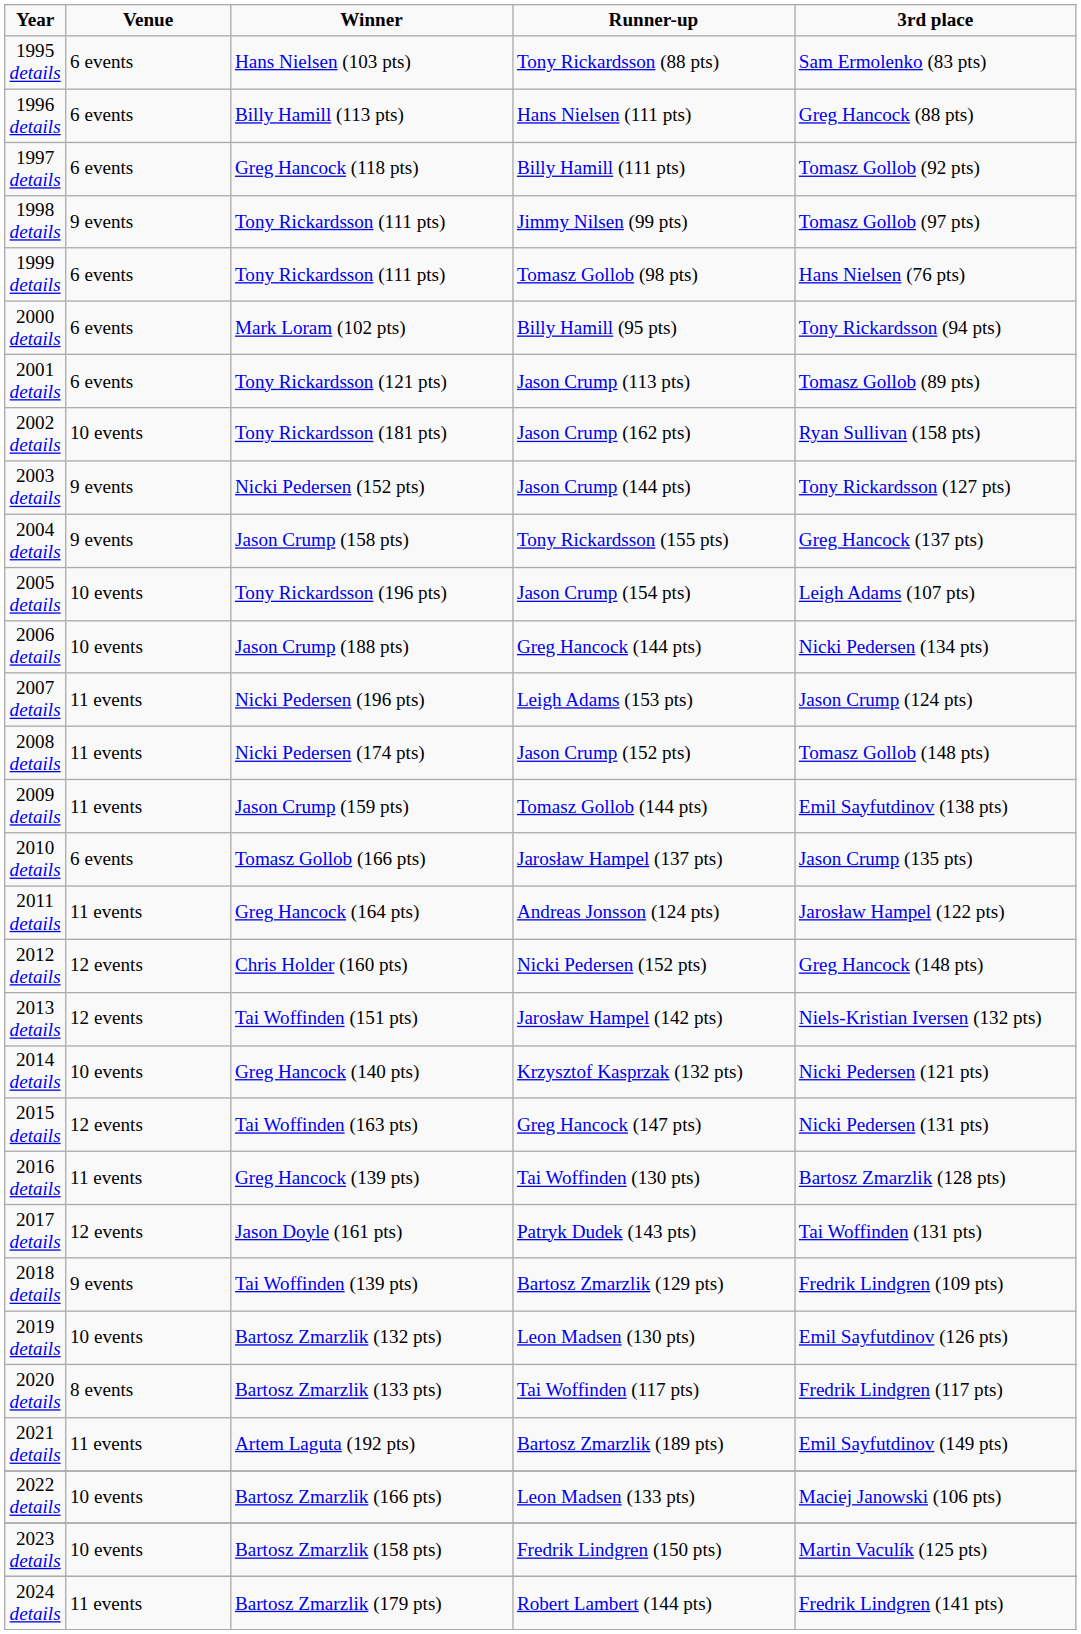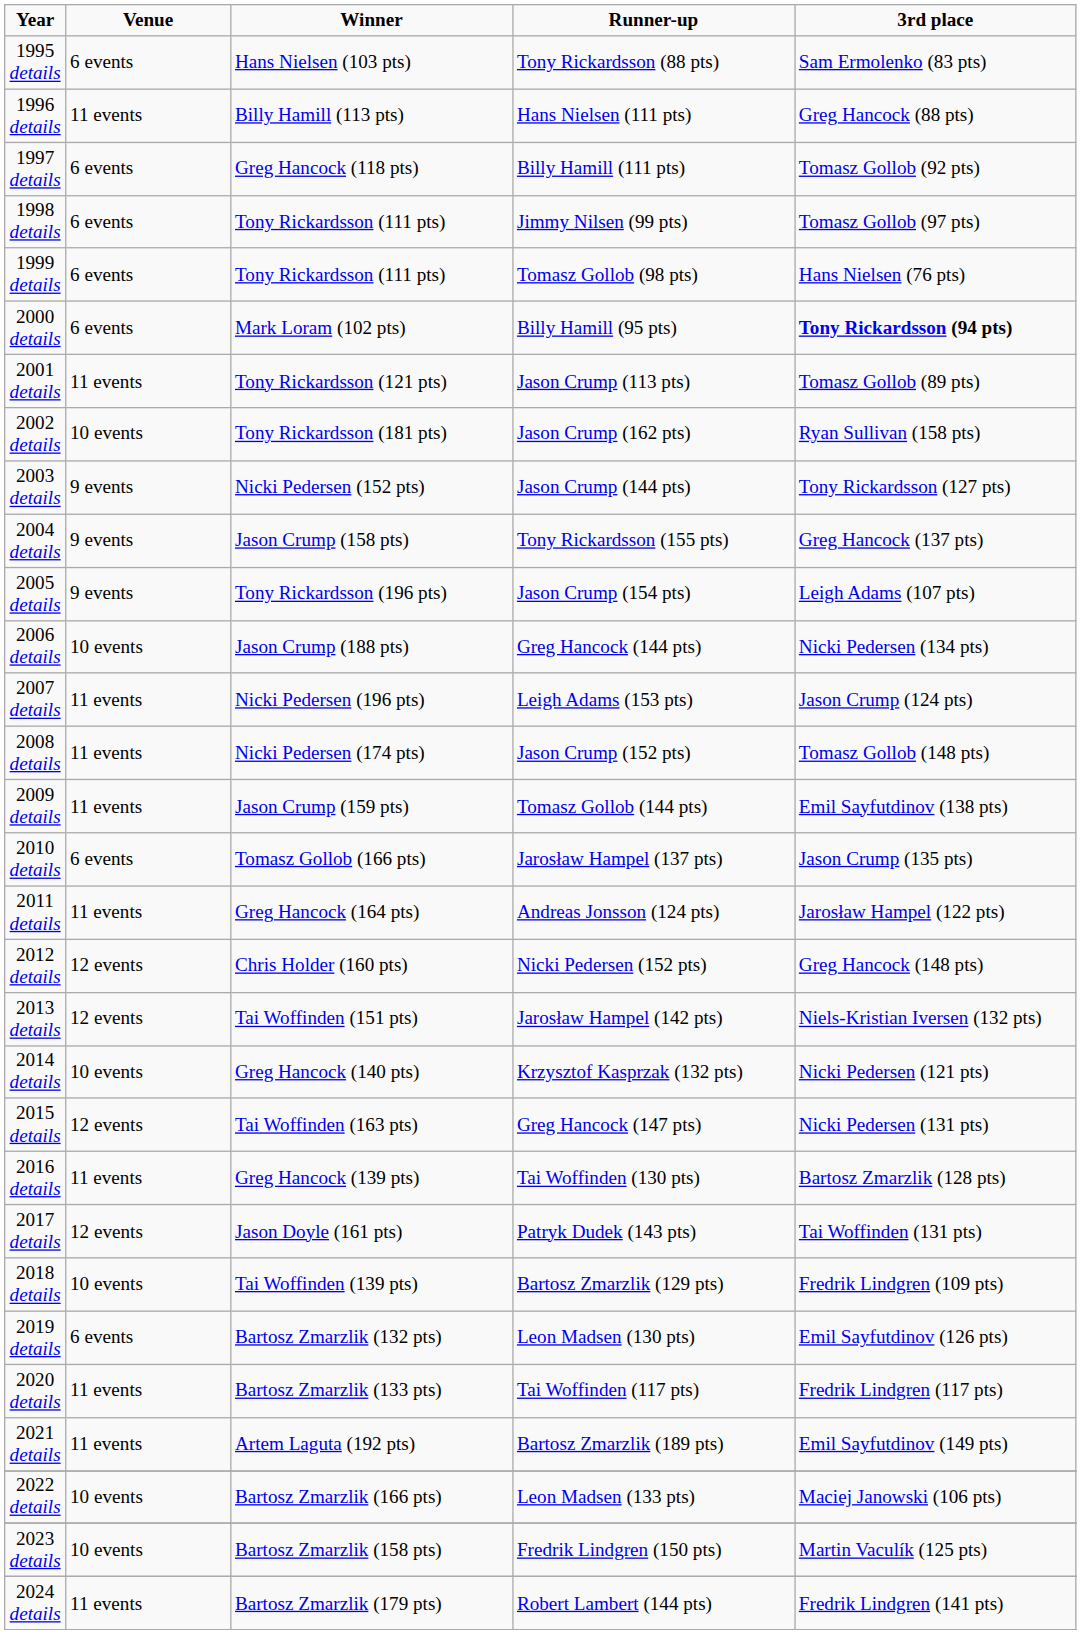(102, 114) 6 events -> (106, 114) 11 events
(102, 221) 9 events -> (102, 221) 6 events
(900, 327) normal -> (906, 327) bold
(102, 380) 6 events -> (106, 380) 11 events
(106, 593) 10 events -> (102, 593) 9 events
(102, 1283) 9 events -> (106, 1283) 10 events
(106, 1337) 10 events -> (102, 1337) 6 events
(102, 1390) 8 events -> (106, 1390) 11 events
